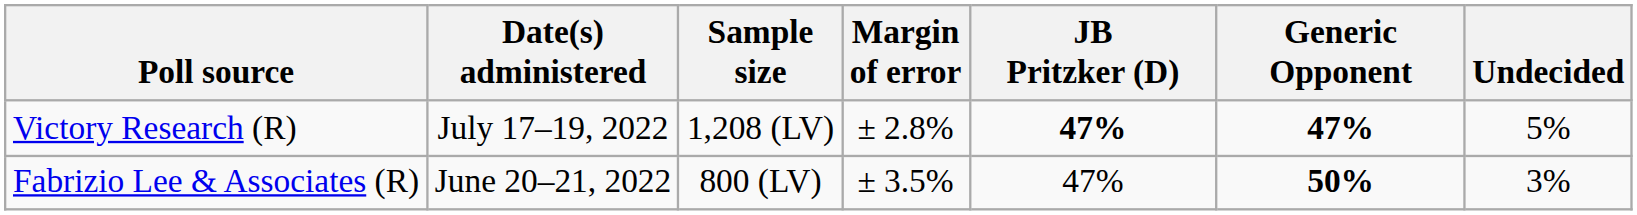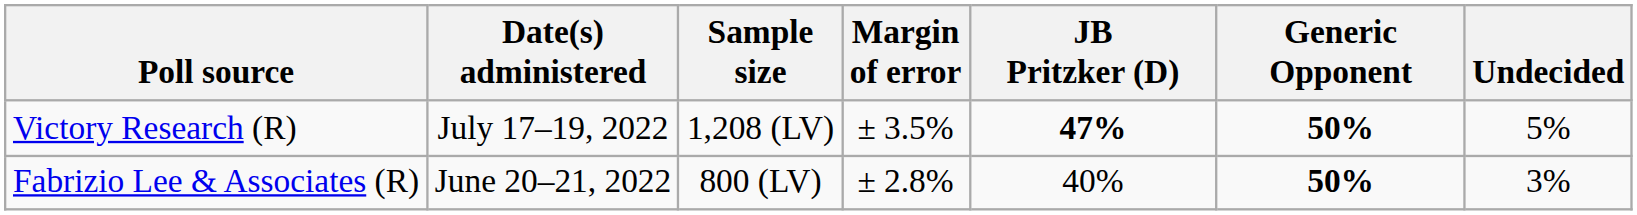(906, 126) ± 2.8% -> (906, 126) ± 3.5%
(1341, 126) 47% -> (1341, 126) 50%
(906, 182) ± 3.5% -> (906, 182) ± 2.8%
(1093, 182) 47% -> (1093, 182) 40%
